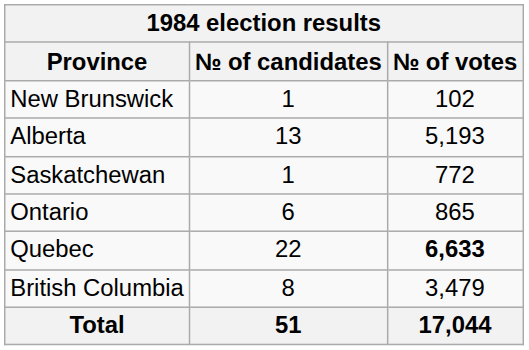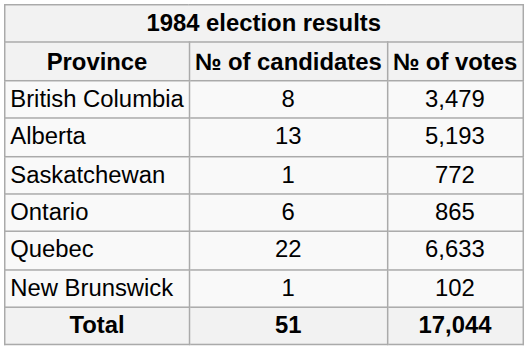rows swapped: (97, 288) <-> (92, 99)
(455, 250) bold -> (455, 250) normal
